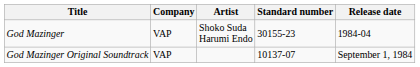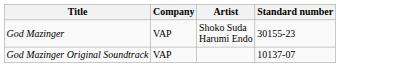- column: (375, 12)
